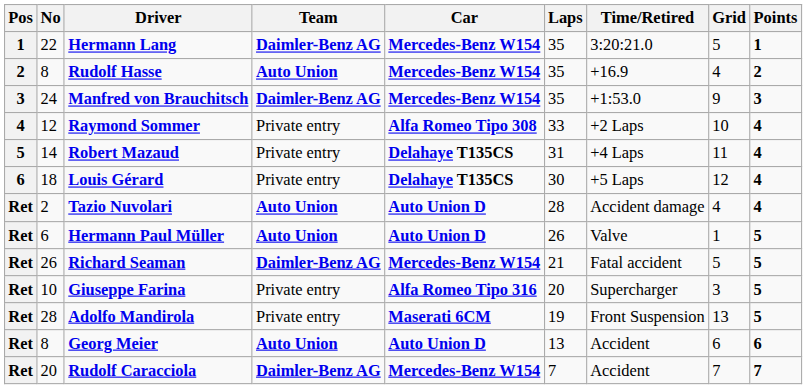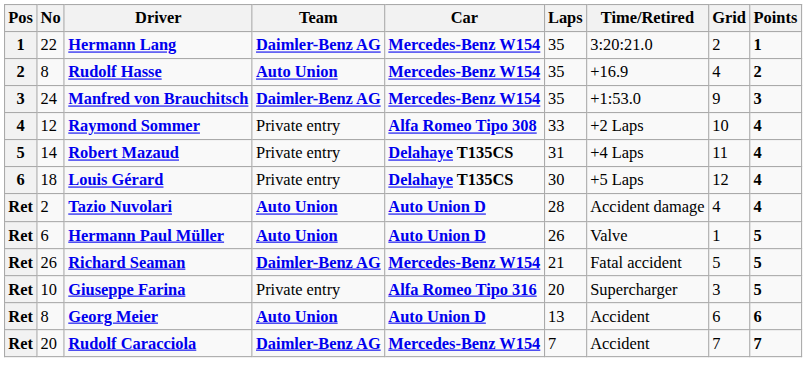(716, 45) 5 -> (716, 45) 2
- row: (131, 315)
